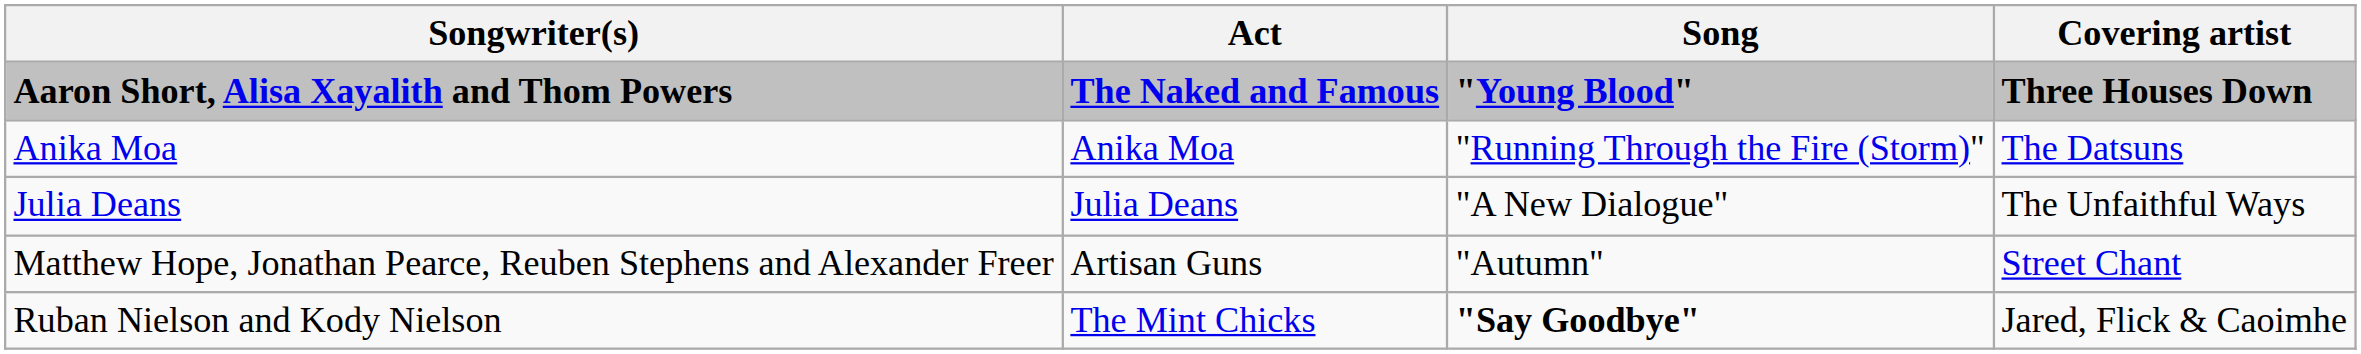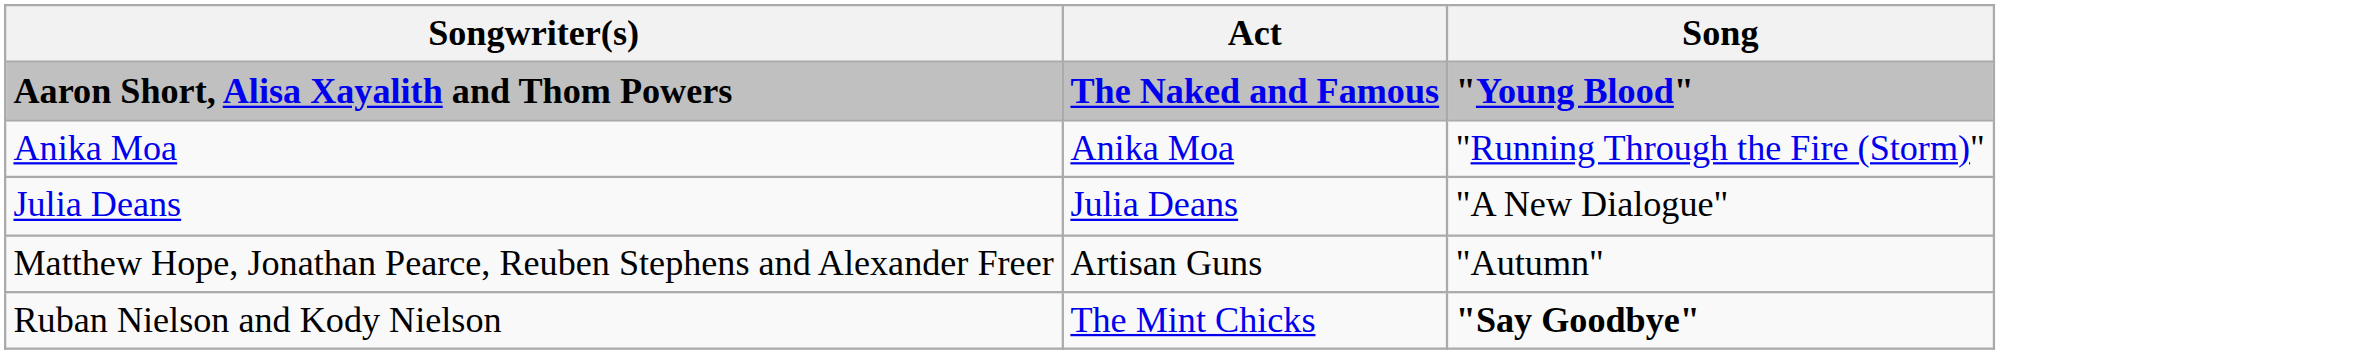- column: (2174, 33)
